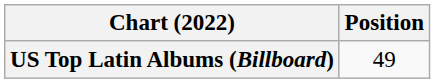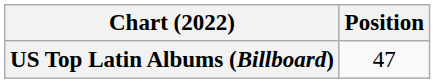(384, 59) 49 -> (384, 59) 47
